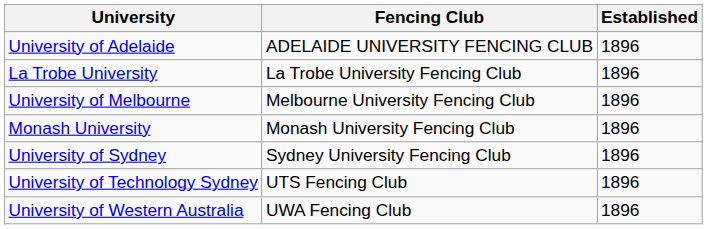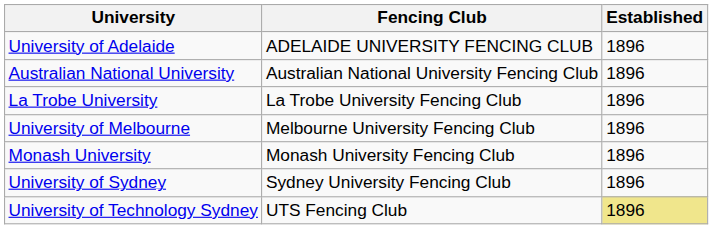+ row: (121, 73)
(620, 182) no background -> (625, 210) khaki background
- row: (126, 210)
